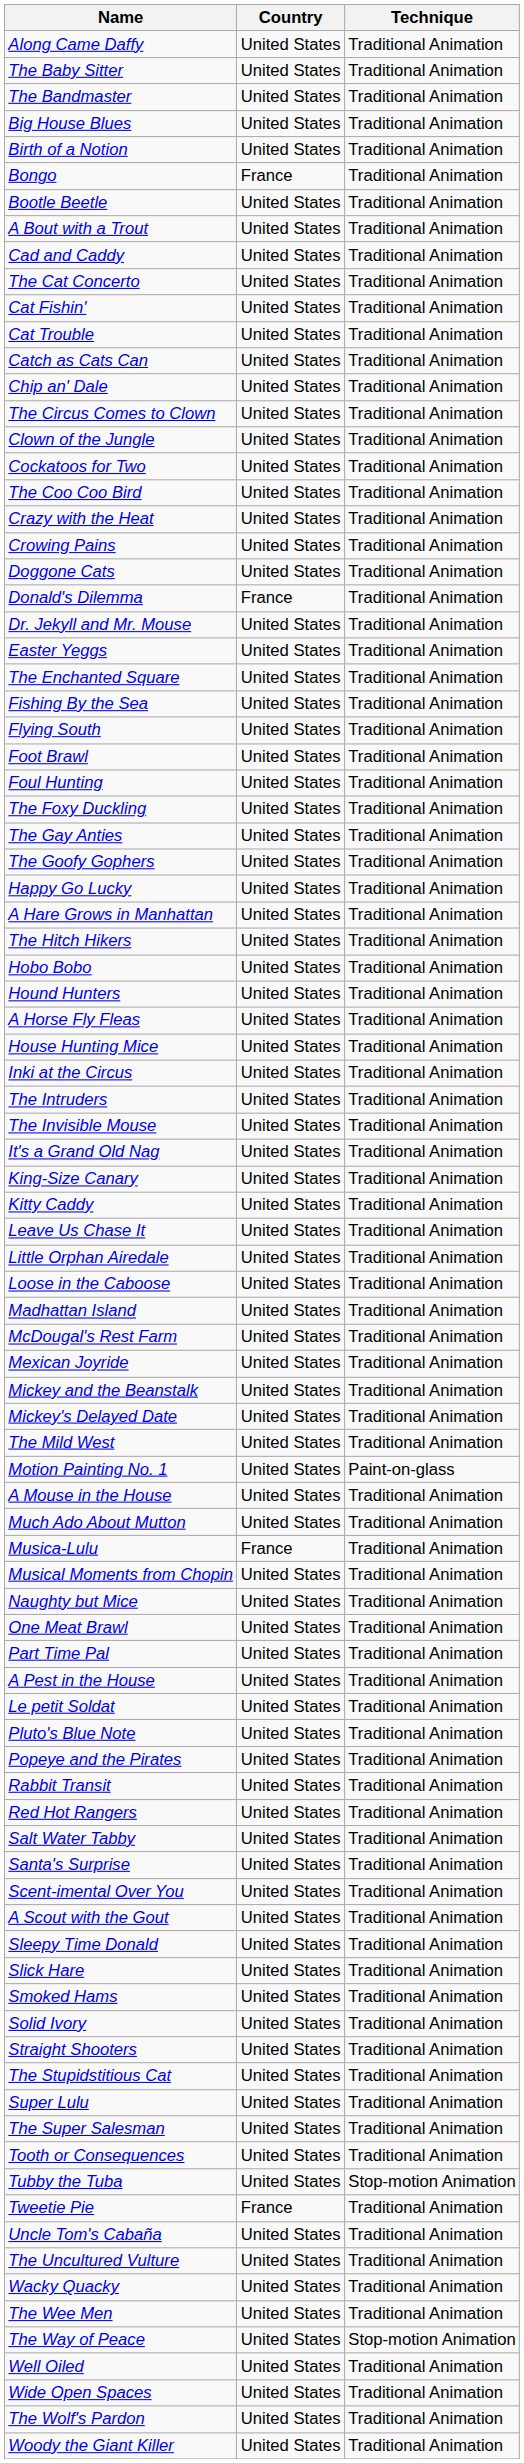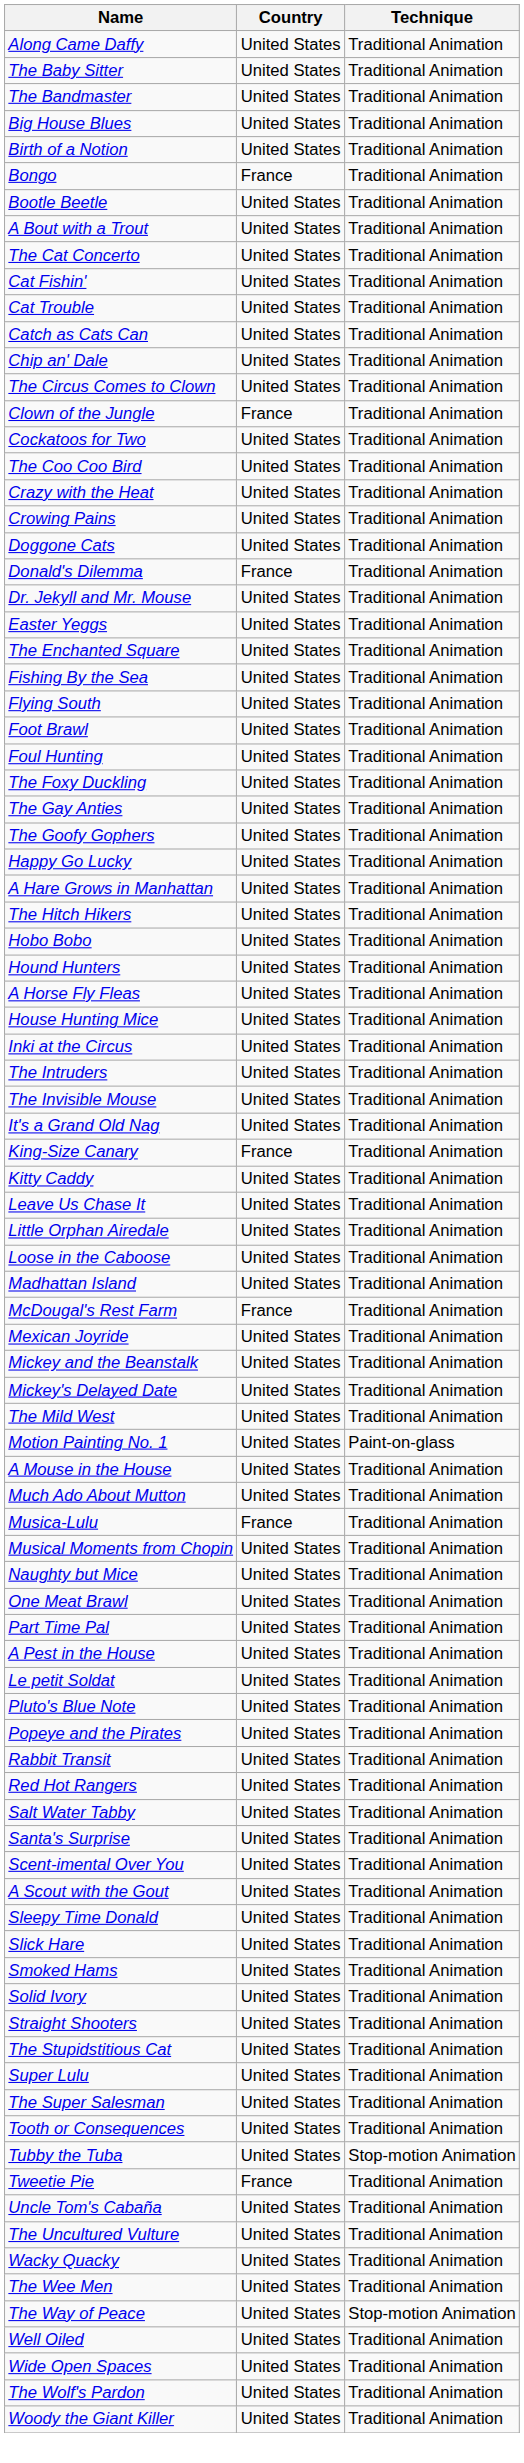- row: (66, 255)
(291, 439) United States -> (267, 413) France
(291, 1178) United States -> (267, 1152) France
(291, 1337) United States -> (267, 1310) France
